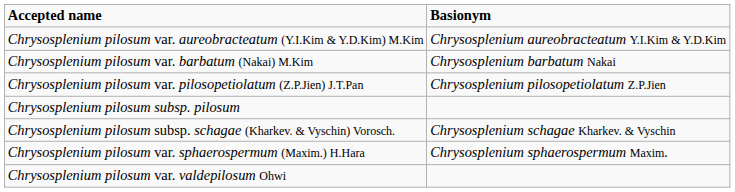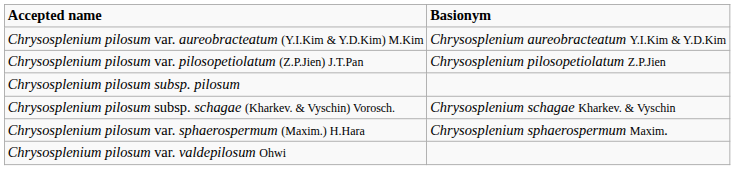- row: (160, 61)
